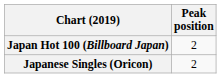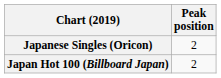rows swapped: (88, 45) <-> (88, 63)
